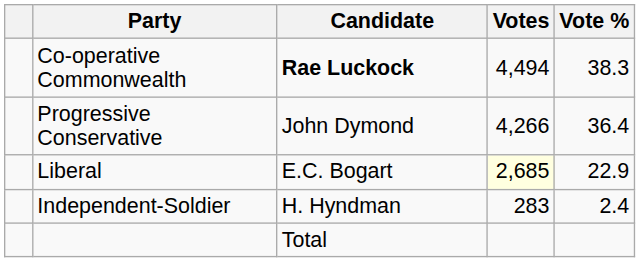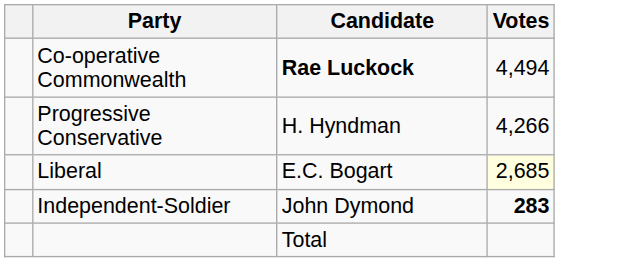- column: (594, 21)
(348, 125) John Dymond -> (341, 125) H. Hyndman
(341, 205) H. Hyndman -> (348, 205) John Dymond
(532, 205) normal -> (532, 205) bold
